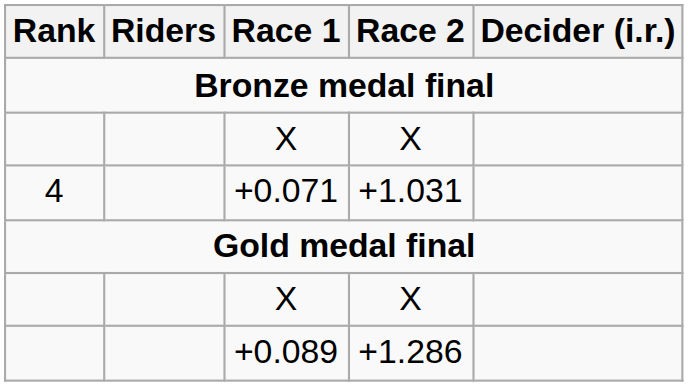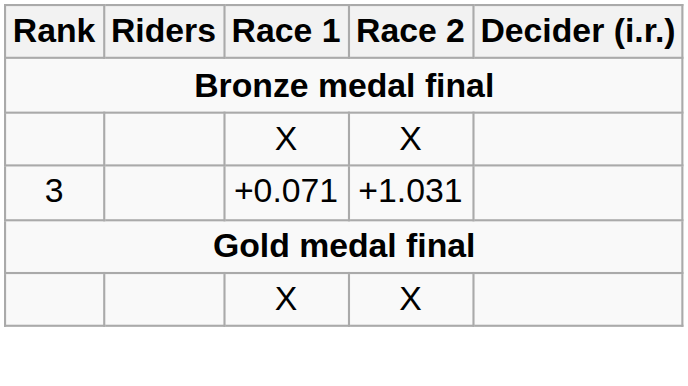(54, 191) 4 -> (54, 191) 3
- row: (286, 352)
